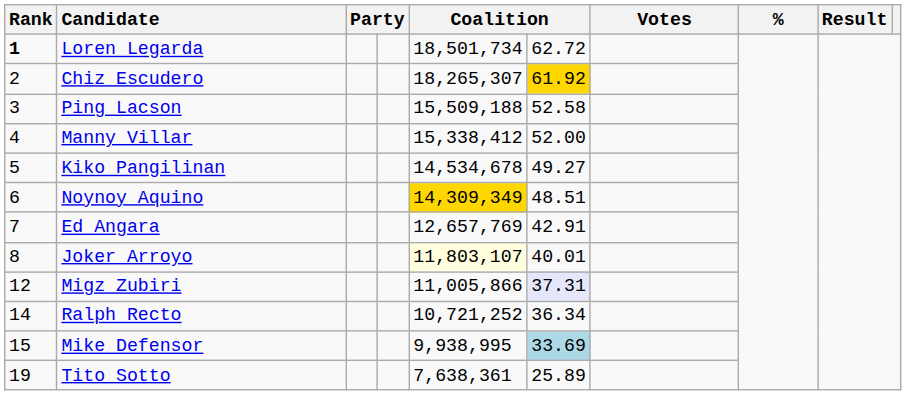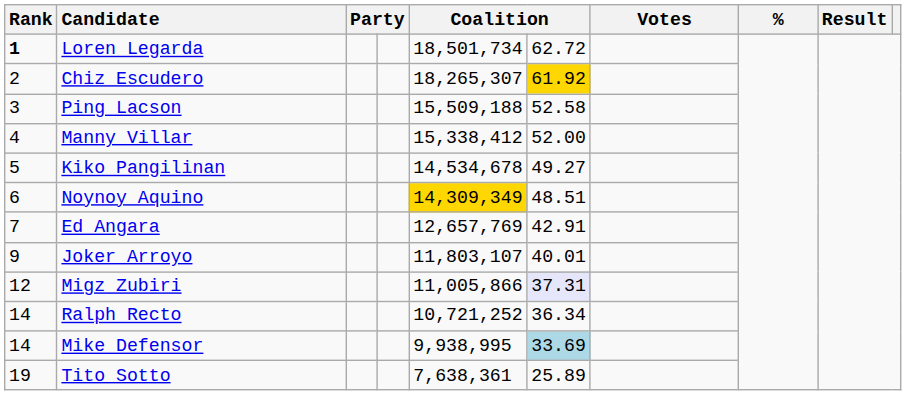(14, 257) 8 -> (14, 257) 9
(468, 257) lightyellow background -> (468, 257) no background
(20, 346) 15 -> (20, 346) 14
